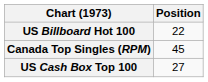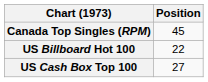rows swapped: (79, 49) <-> (79, 31)
